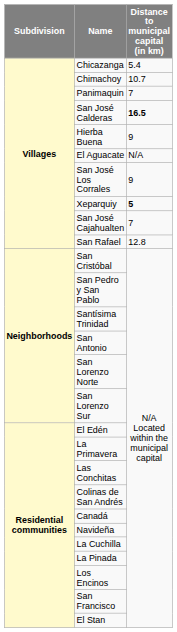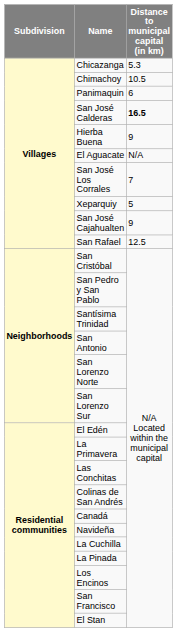(135, 66) 5.4 -> (135, 66) 5.3
(137, 80) 10.7 -> (137, 80) 10.5
(131, 94) 7 -> (131, 94) 6
(131, 180) 9 -> (131, 180) 7
(131, 204) bold -> (131, 204) normal
(131, 223) 7 -> (131, 223) 9
(137, 242) 12.8 -> (137, 242) 12.5
